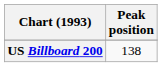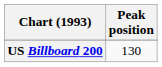(131, 51) 138 -> (131, 51) 130
